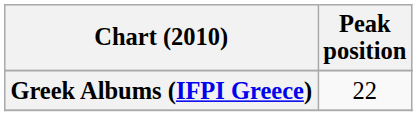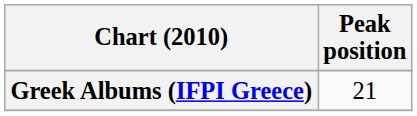(365, 90) 22 -> (365, 90) 21
